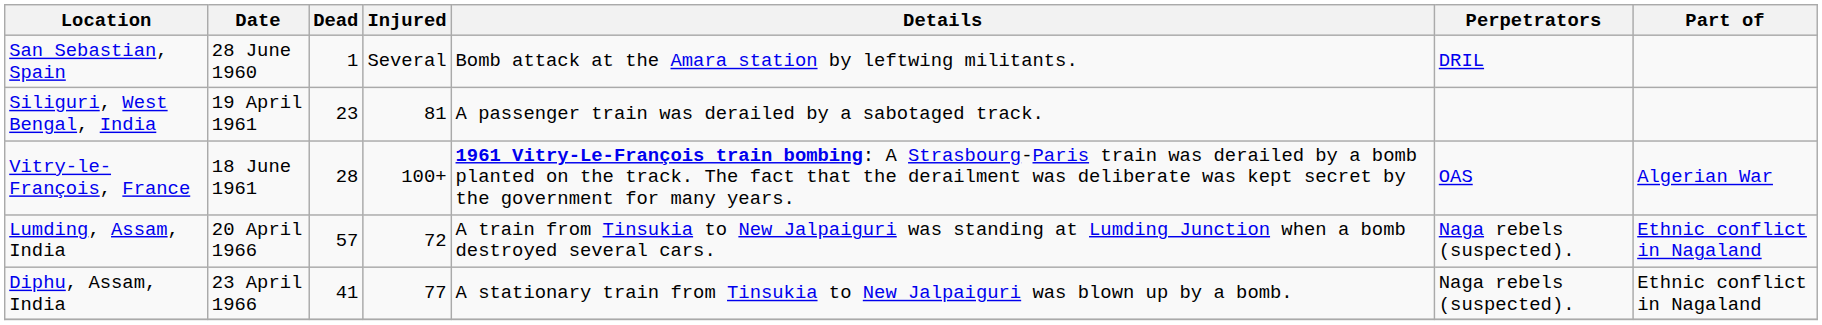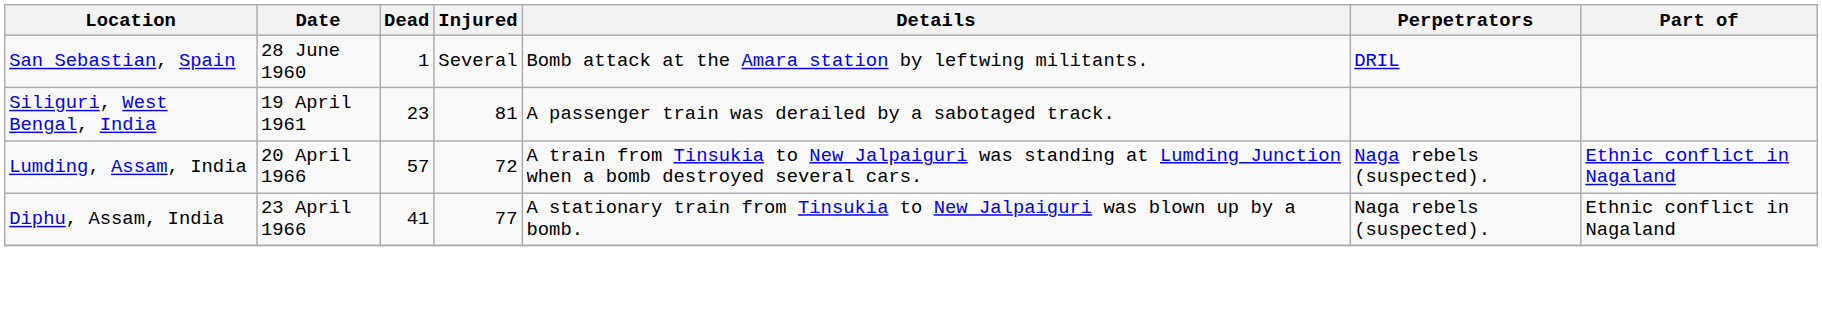- row: (100, 178)
